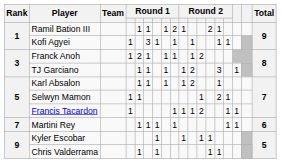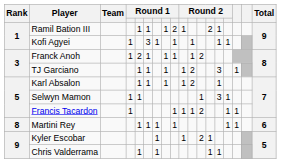(219, 97) 2 -> (219, 97) 3
(17, 125) 7 -> (17, 125) 8
(201, 138) 1 -> (201, 138) 2
